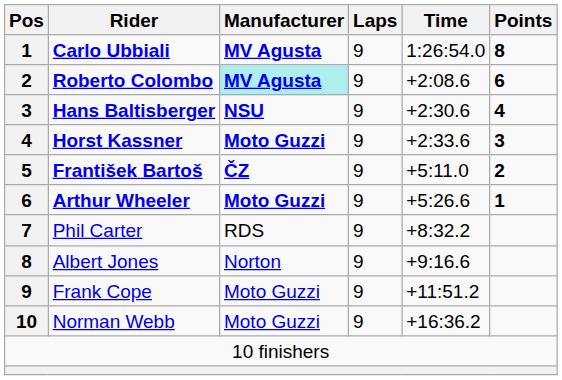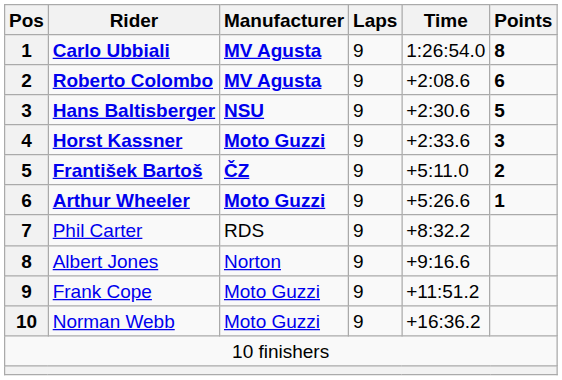(273, 80) paleturquoise background -> (273, 80) no background
(500, 110) 4 -> (500, 110) 5
